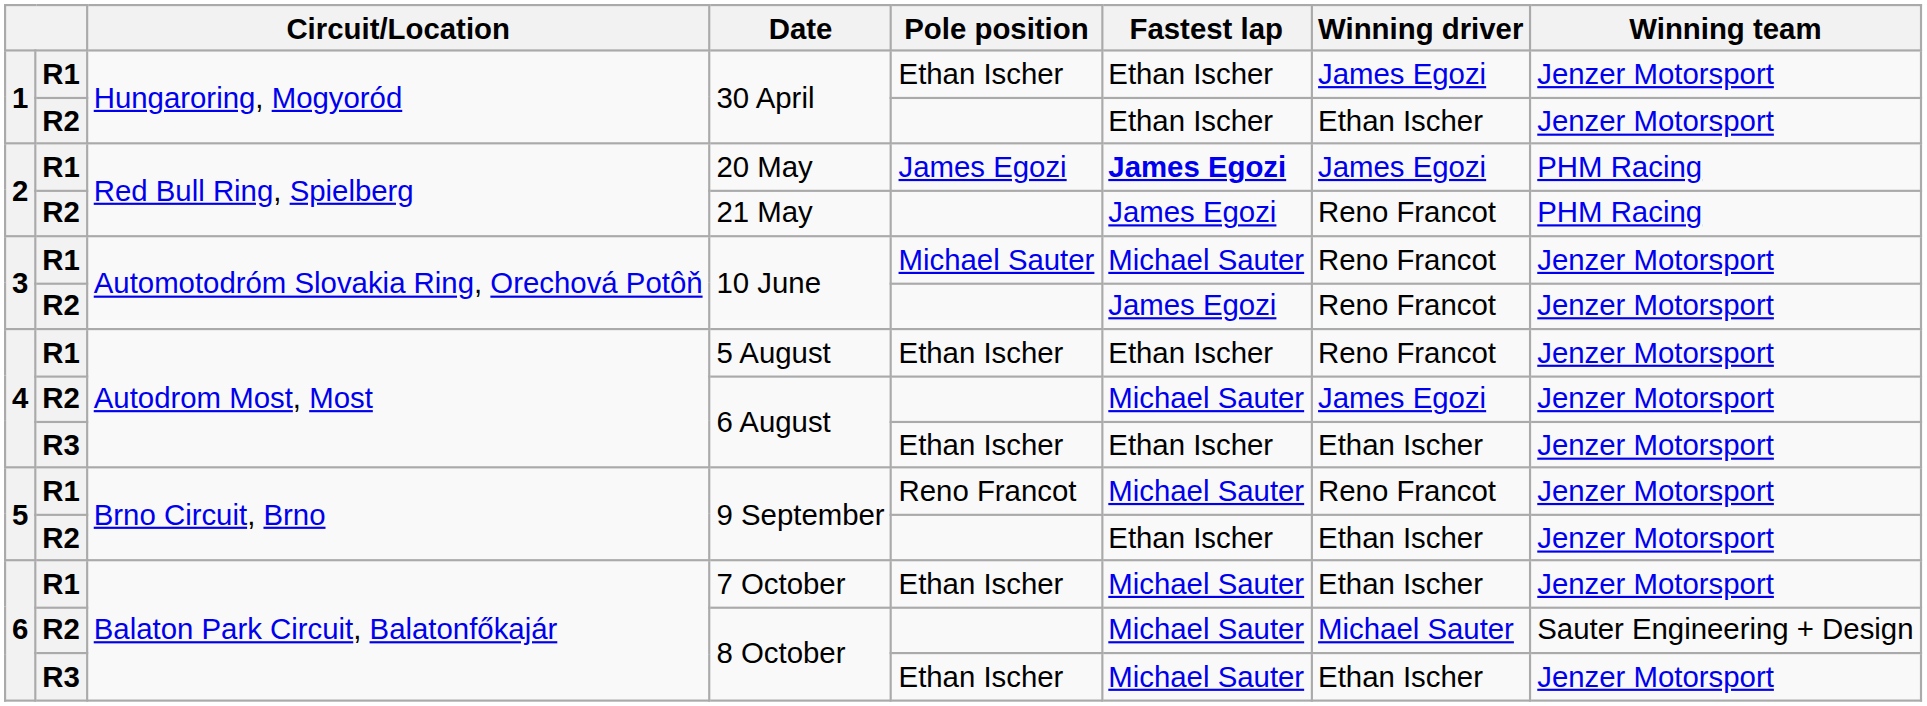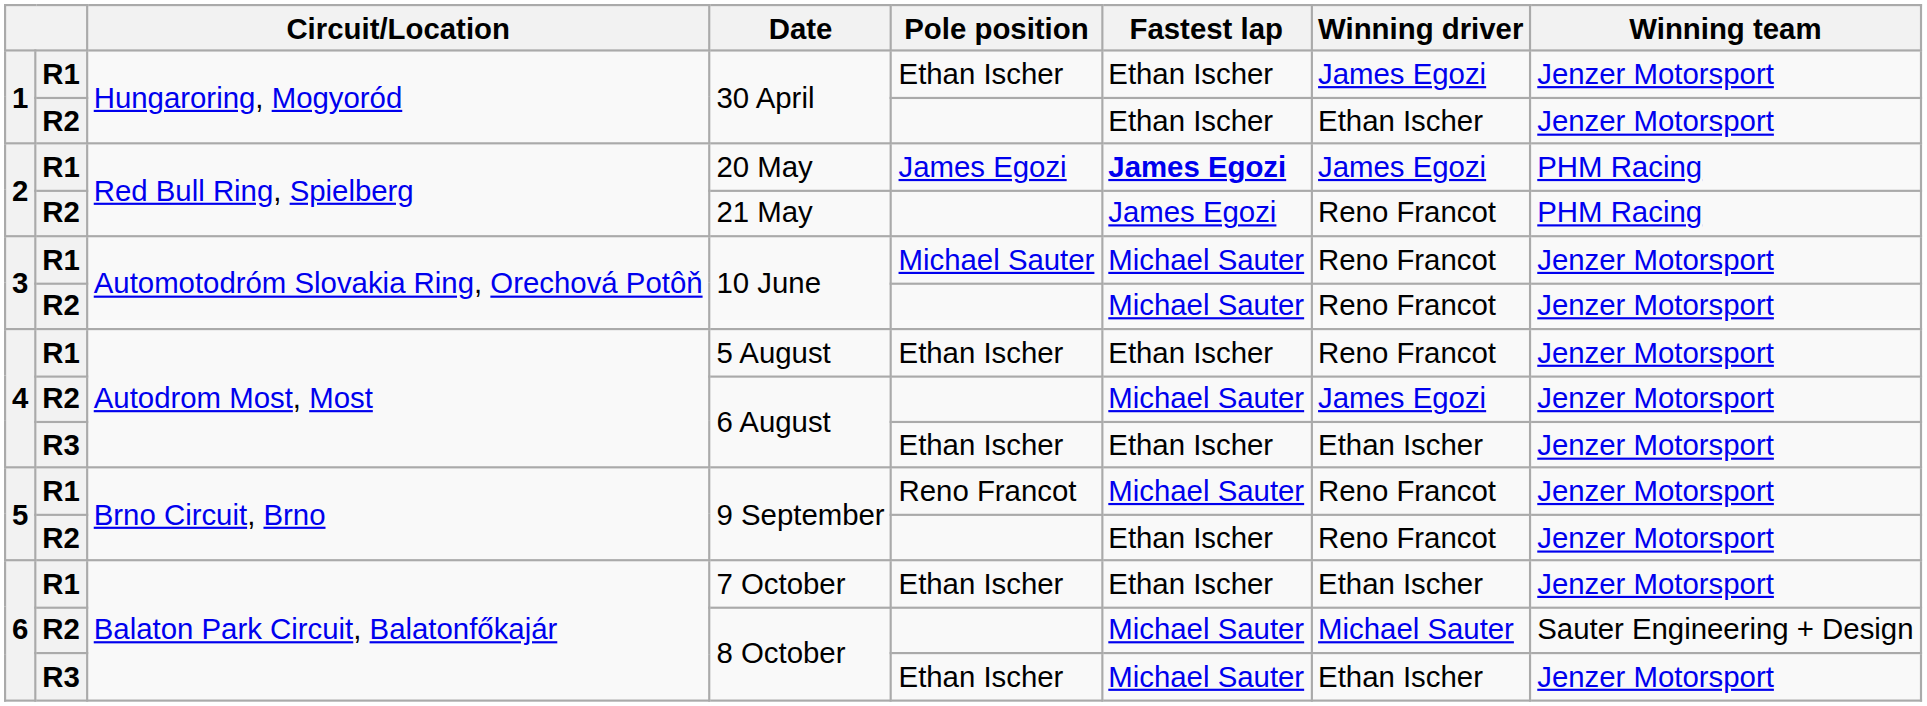(1192, 306) James Egozi -> (1206, 306) Michael Sauter
(1400, 537) Ethan Ischer -> (1407, 537) Reno Francot
(1206, 583) Michael Sauter -> (1191, 583) Ethan Ischer
